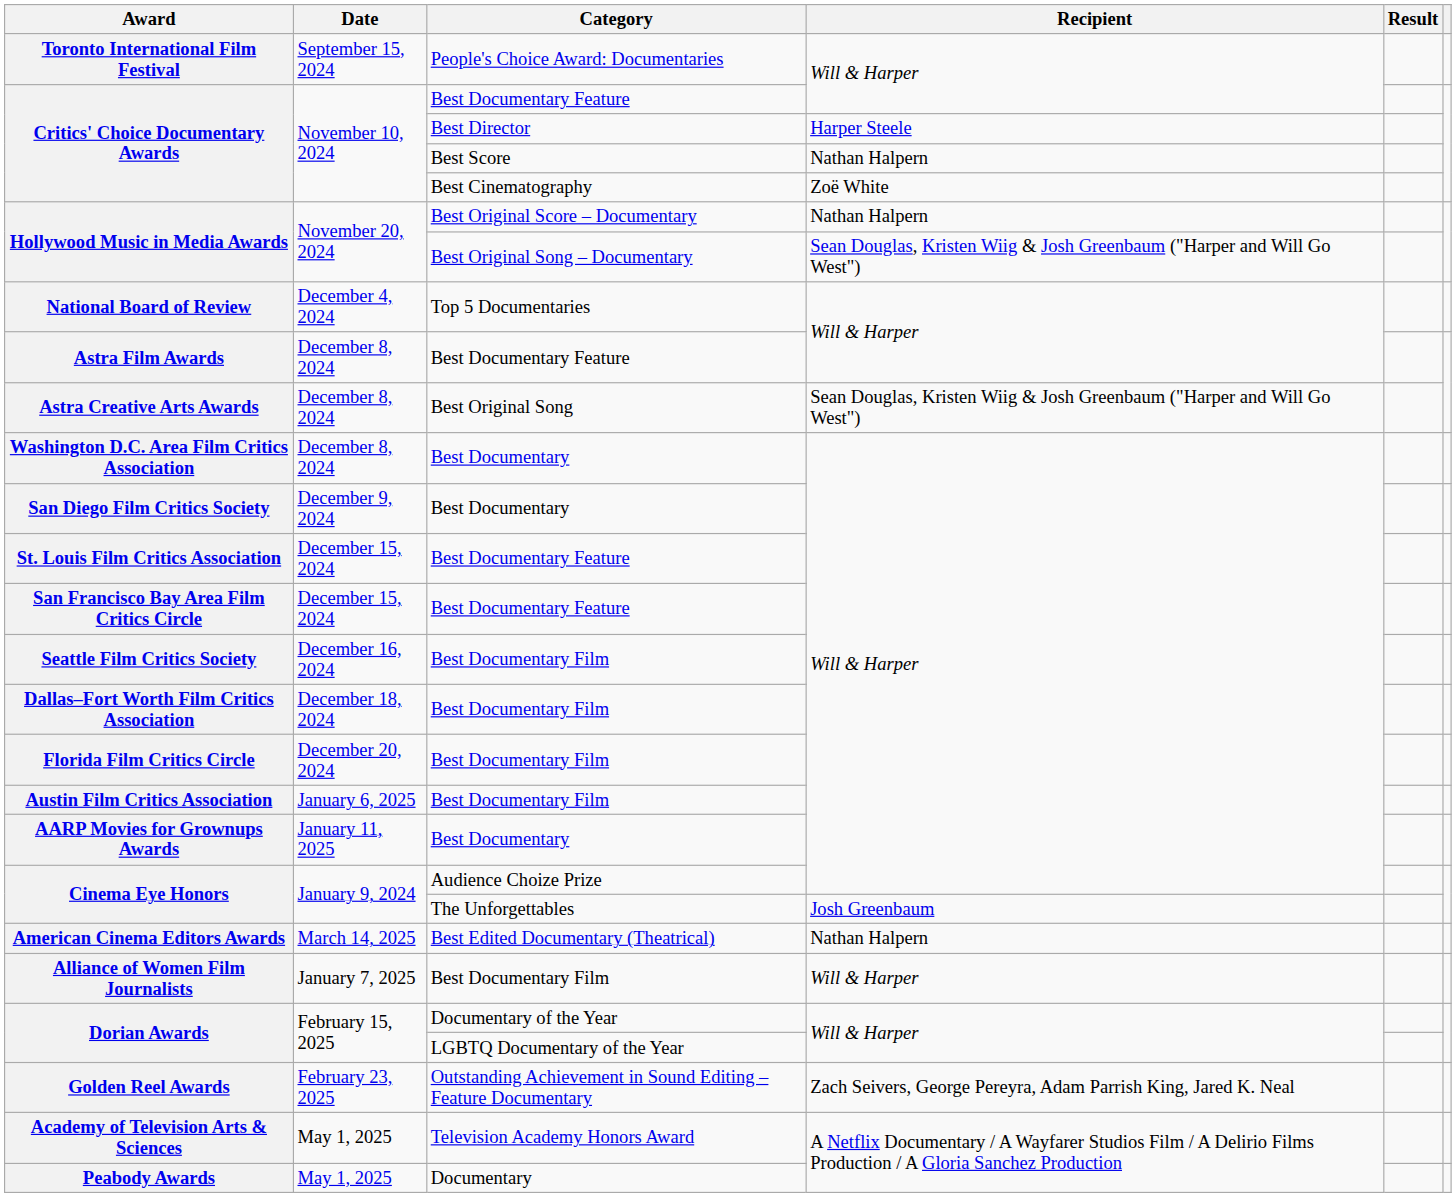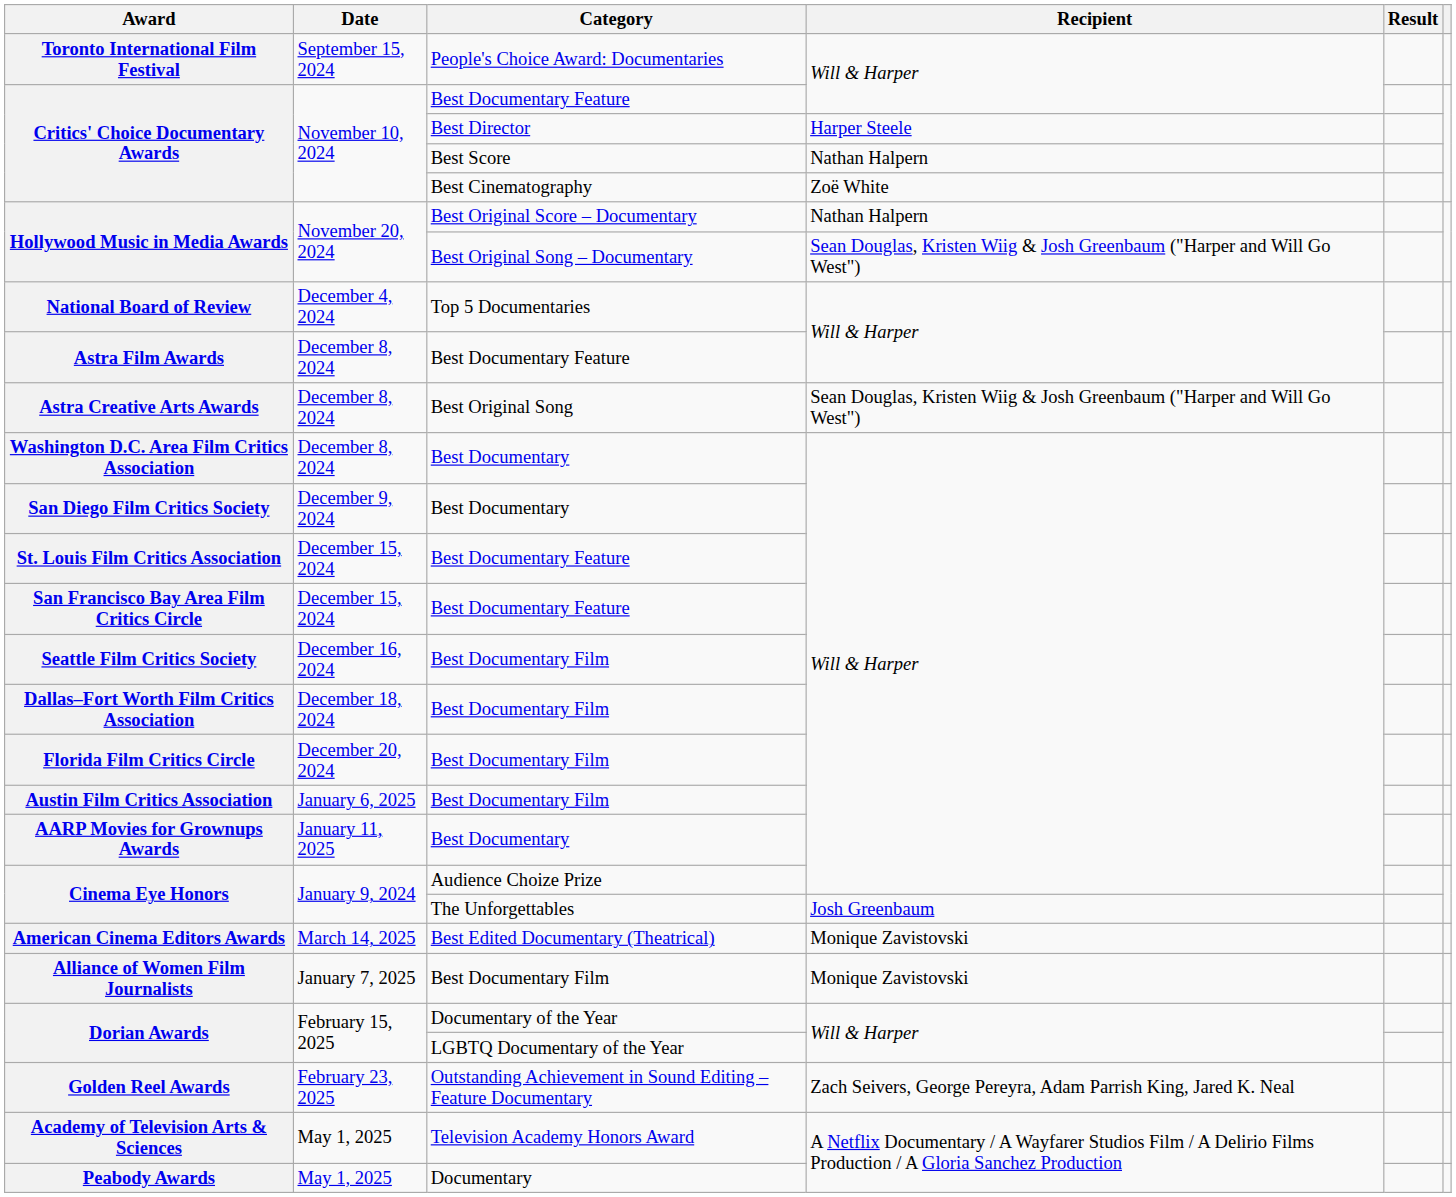(869, 938) Nathan Halpern -> (889, 938) Monique Zavistovski
(864, 978) Will & Harper -> (889, 978) Monique Zavistovski
